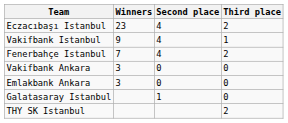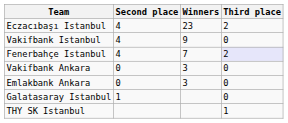columns swapped: (134, 11) <-> (188, 11)
(226, 40) 1 -> (226, 40) 0
(226, 54) no background -> (226, 54) lavender background
(226, 111) 2 -> (226, 111) 1
